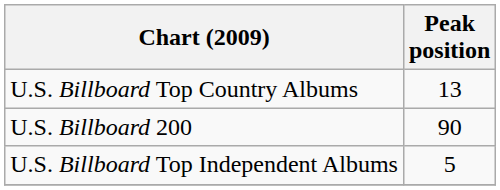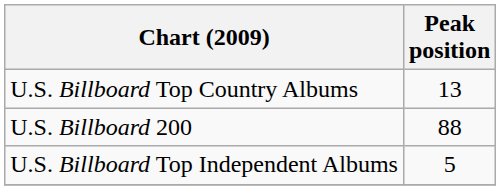(450, 126) 90 -> (450, 126) 88
